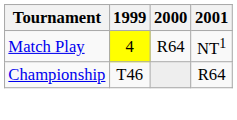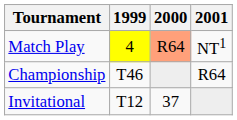(171, 46) no background -> (171, 46) lightsalmon background
+ row: (47, 101)
